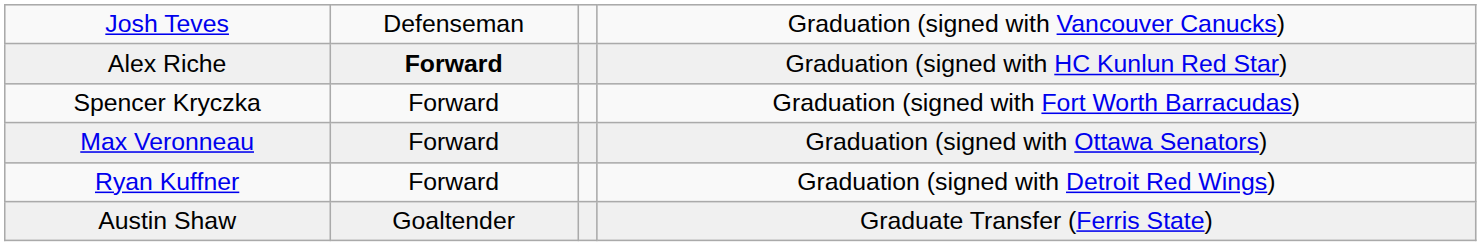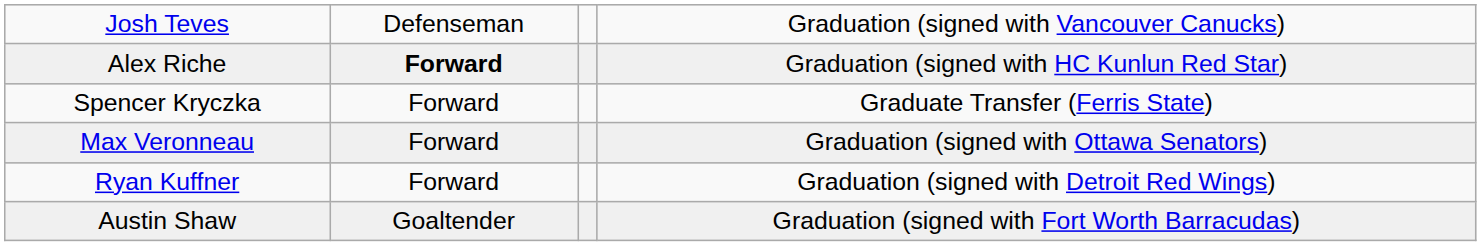(1036, 102) Graduation (signed with Fort Worth Barracudas) -> (1036, 102) Graduate Transfer (Ferris State)
(1036, 220) Graduate Transfer (Ferris State) -> (1036, 220) Graduation (signed with Fort Worth Barracudas)
